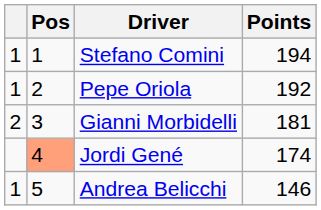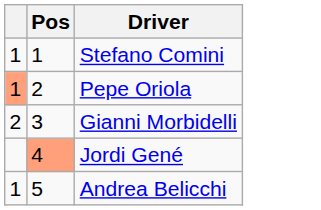- column: (279, 22)
(15, 88) no background -> (15, 88) lightsalmon background
